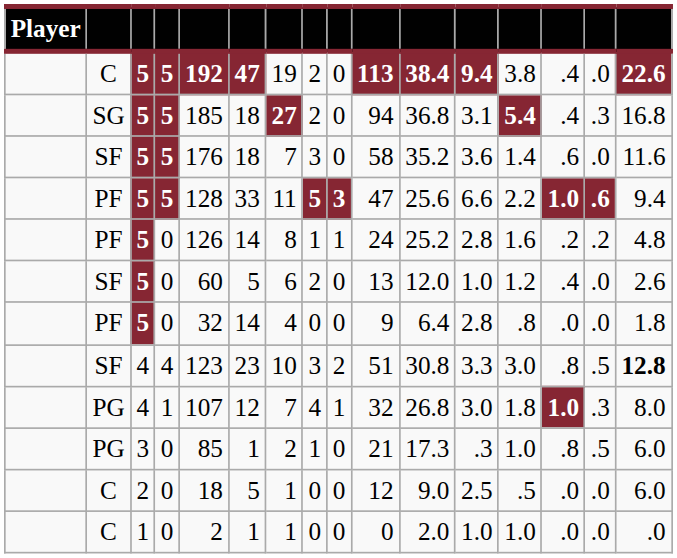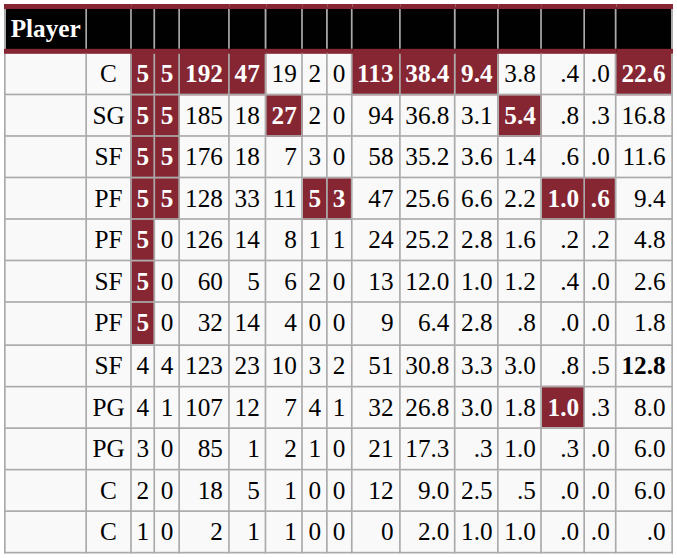(570, 115) .4 -> (570, 115) .8
(570, 448) .8 -> (570, 448) .3
(600, 448) .5 -> (600, 448) .0
